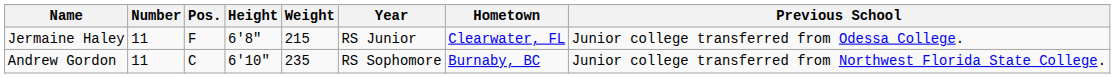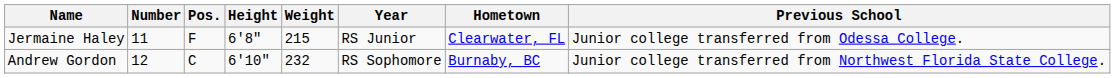(140, 61) 11 -> (140, 61) 12
(297, 61) 235 -> (297, 61) 232
